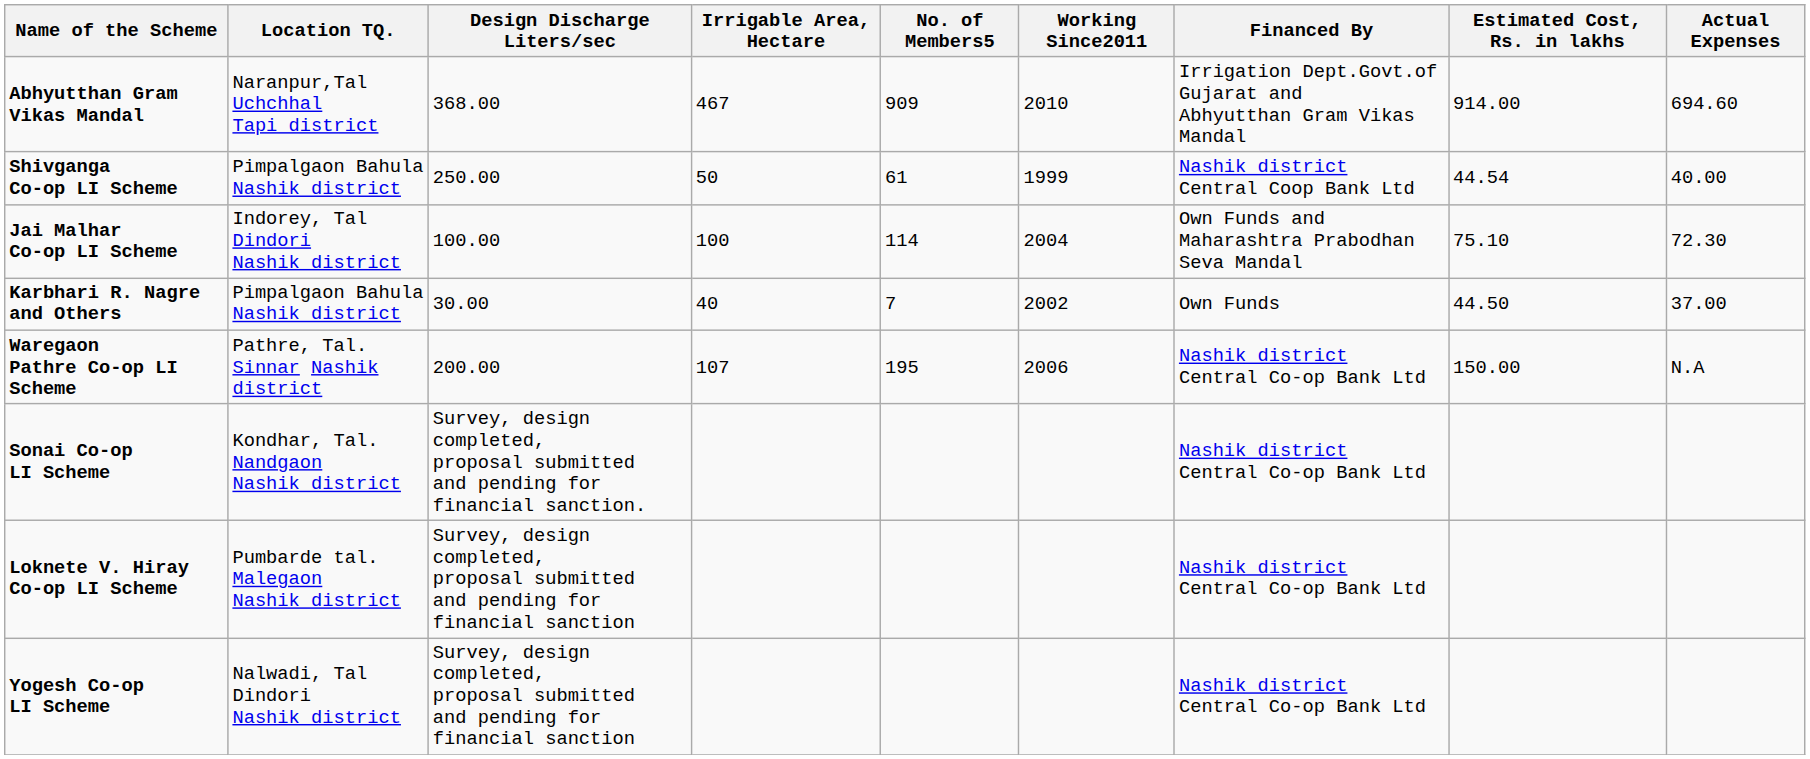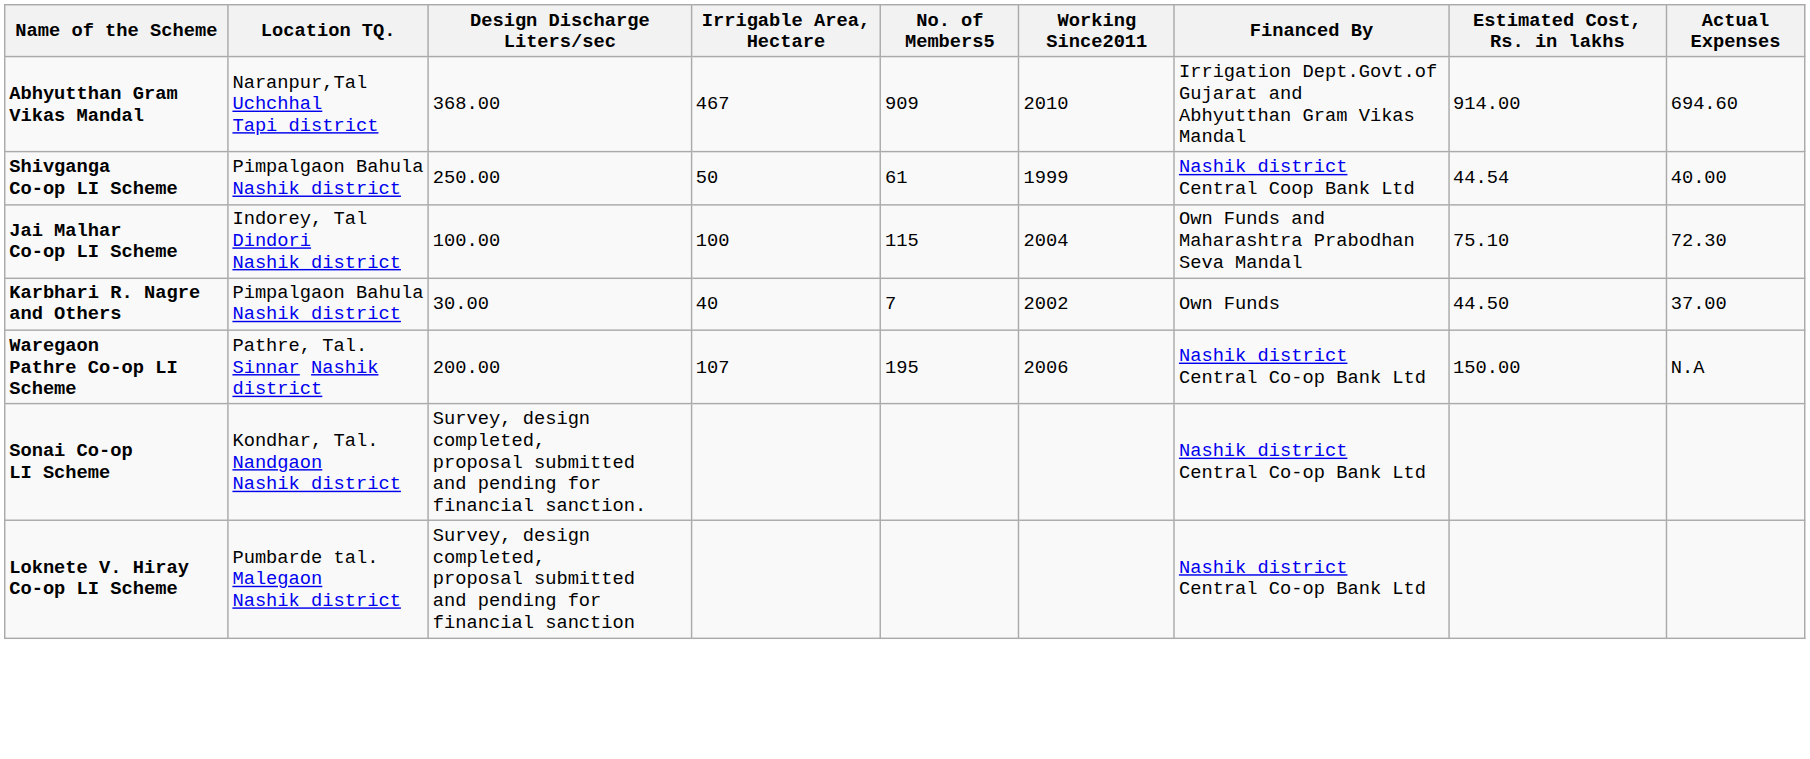(902, 241) 114 -> (902, 241) 115
- row: (77, 696)
